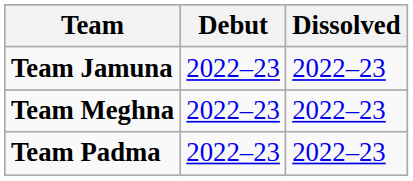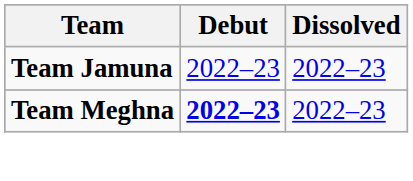(233, 110) normal -> (233, 110) bold
- row: (86, 152)
